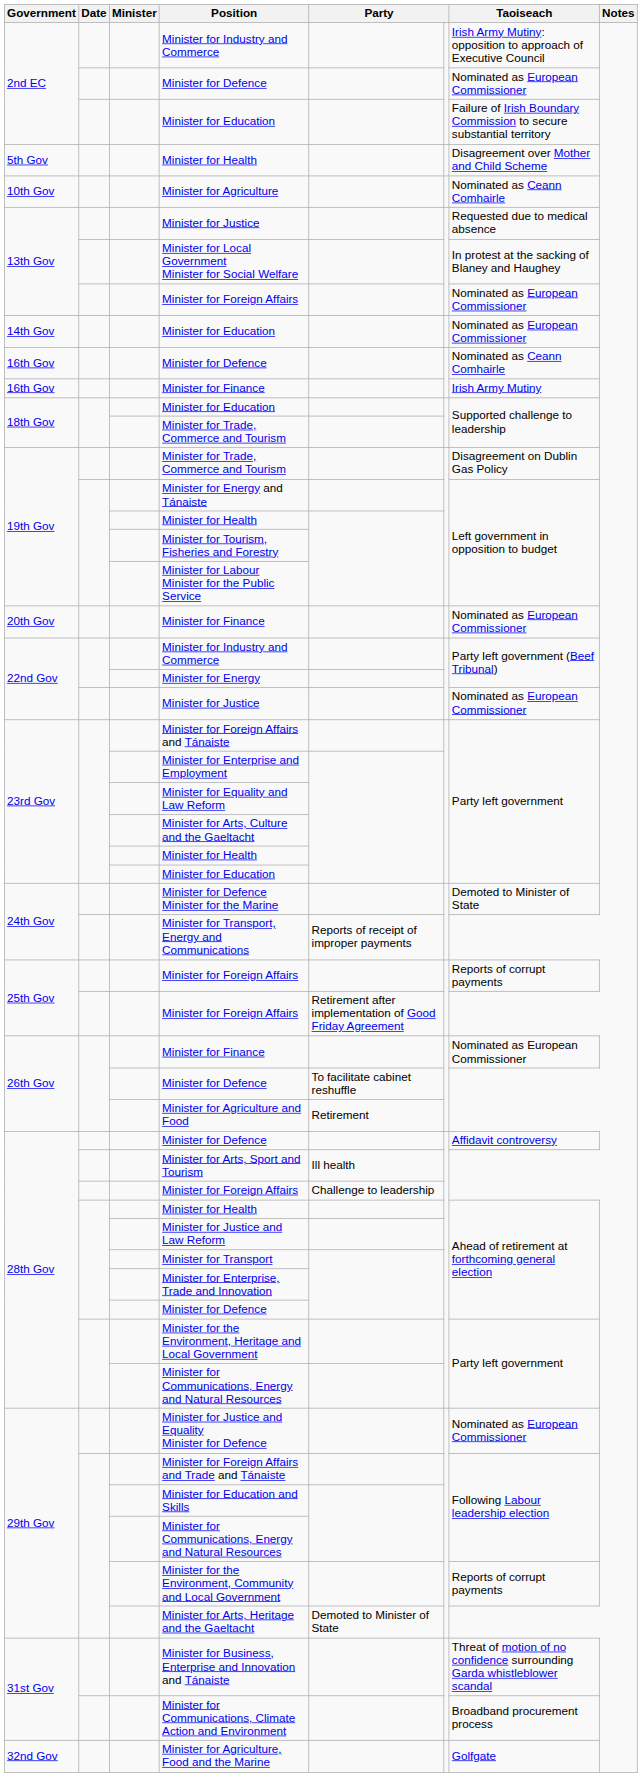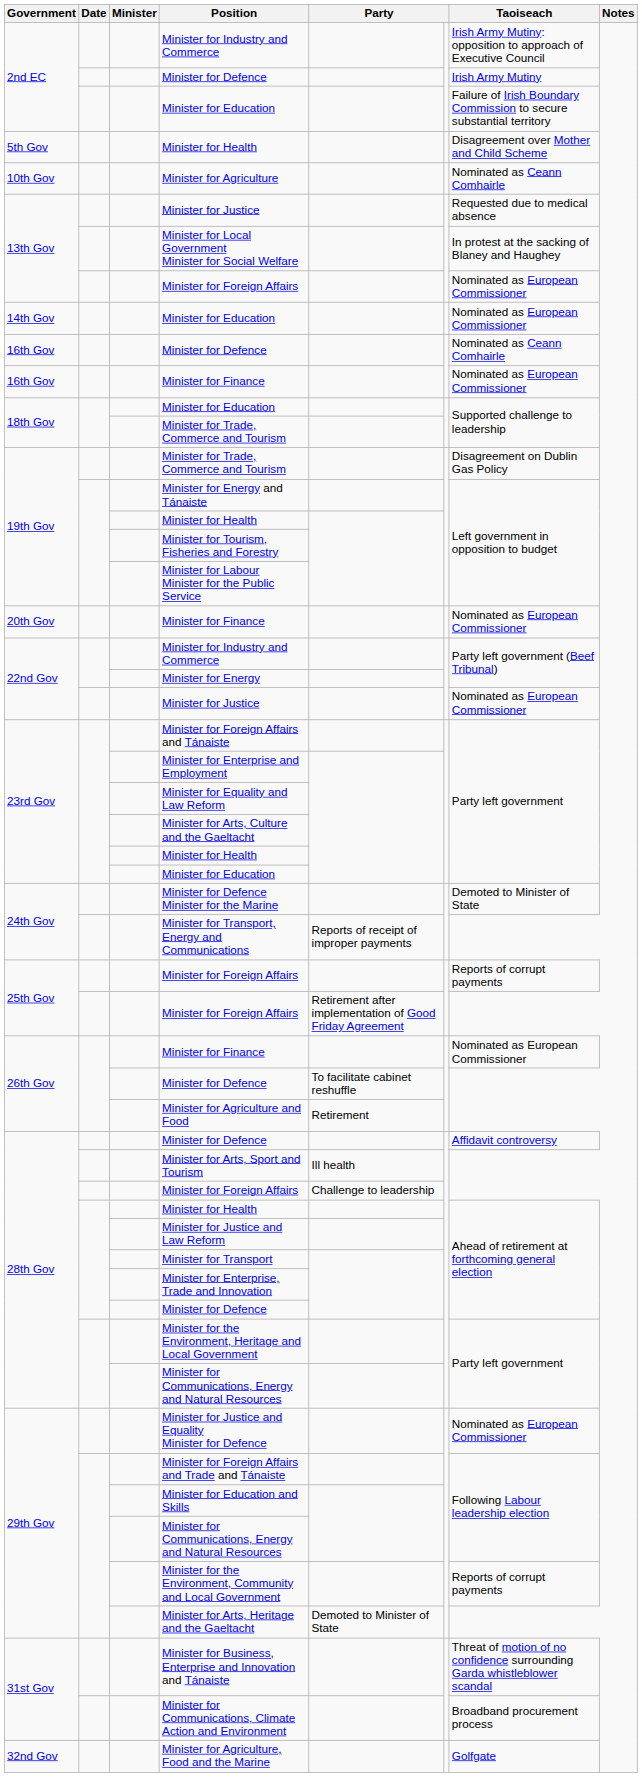(515, 83) Nominated as European Commissioner -> (497, 77) Irish Army Mutiny
(497, 388) Irish Army Mutiny -> (515, 381) Nominated as European Commissioner
